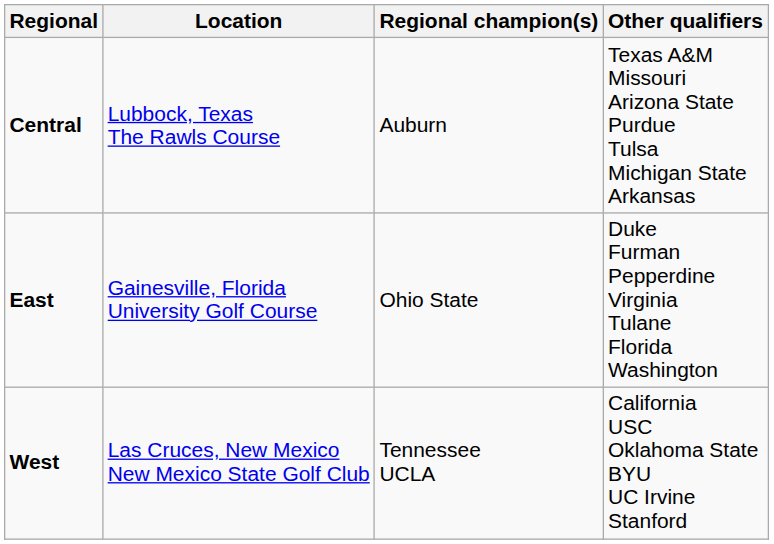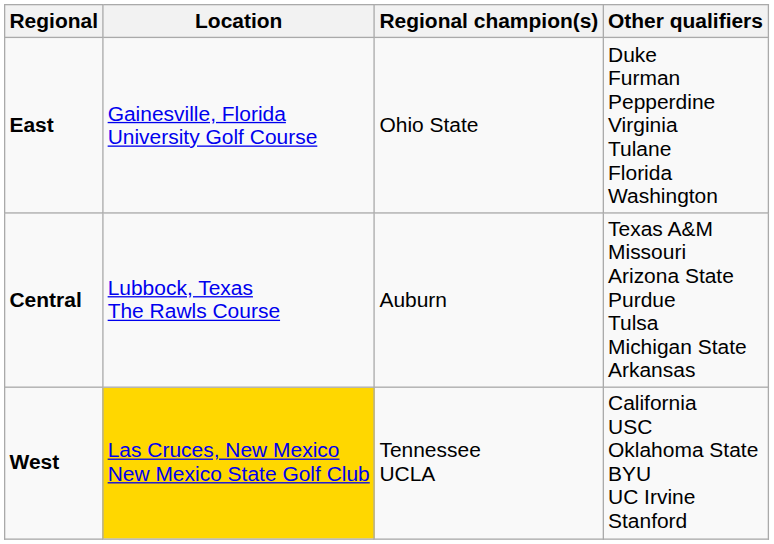rows swapped: (32, 299) <-> (46, 125)
(239, 462) no background -> (239, 462) gold background
